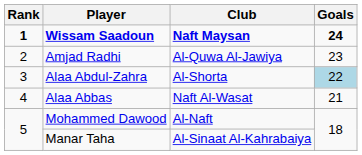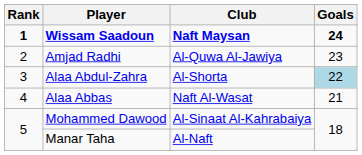(193, 118) Al-Naft -> (242, 118) Al-Sinaat Al-Kahrabaiya
(242, 139) Al-Sinaat Al-Kahrabaiya -> (193, 139) Al-Naft
